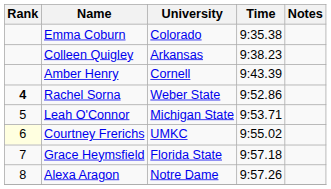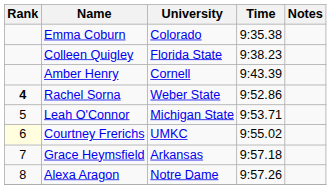(177, 54) Arkansas -> (186, 54) Florida State
(186, 154) Florida State -> (177, 154) Arkansas
